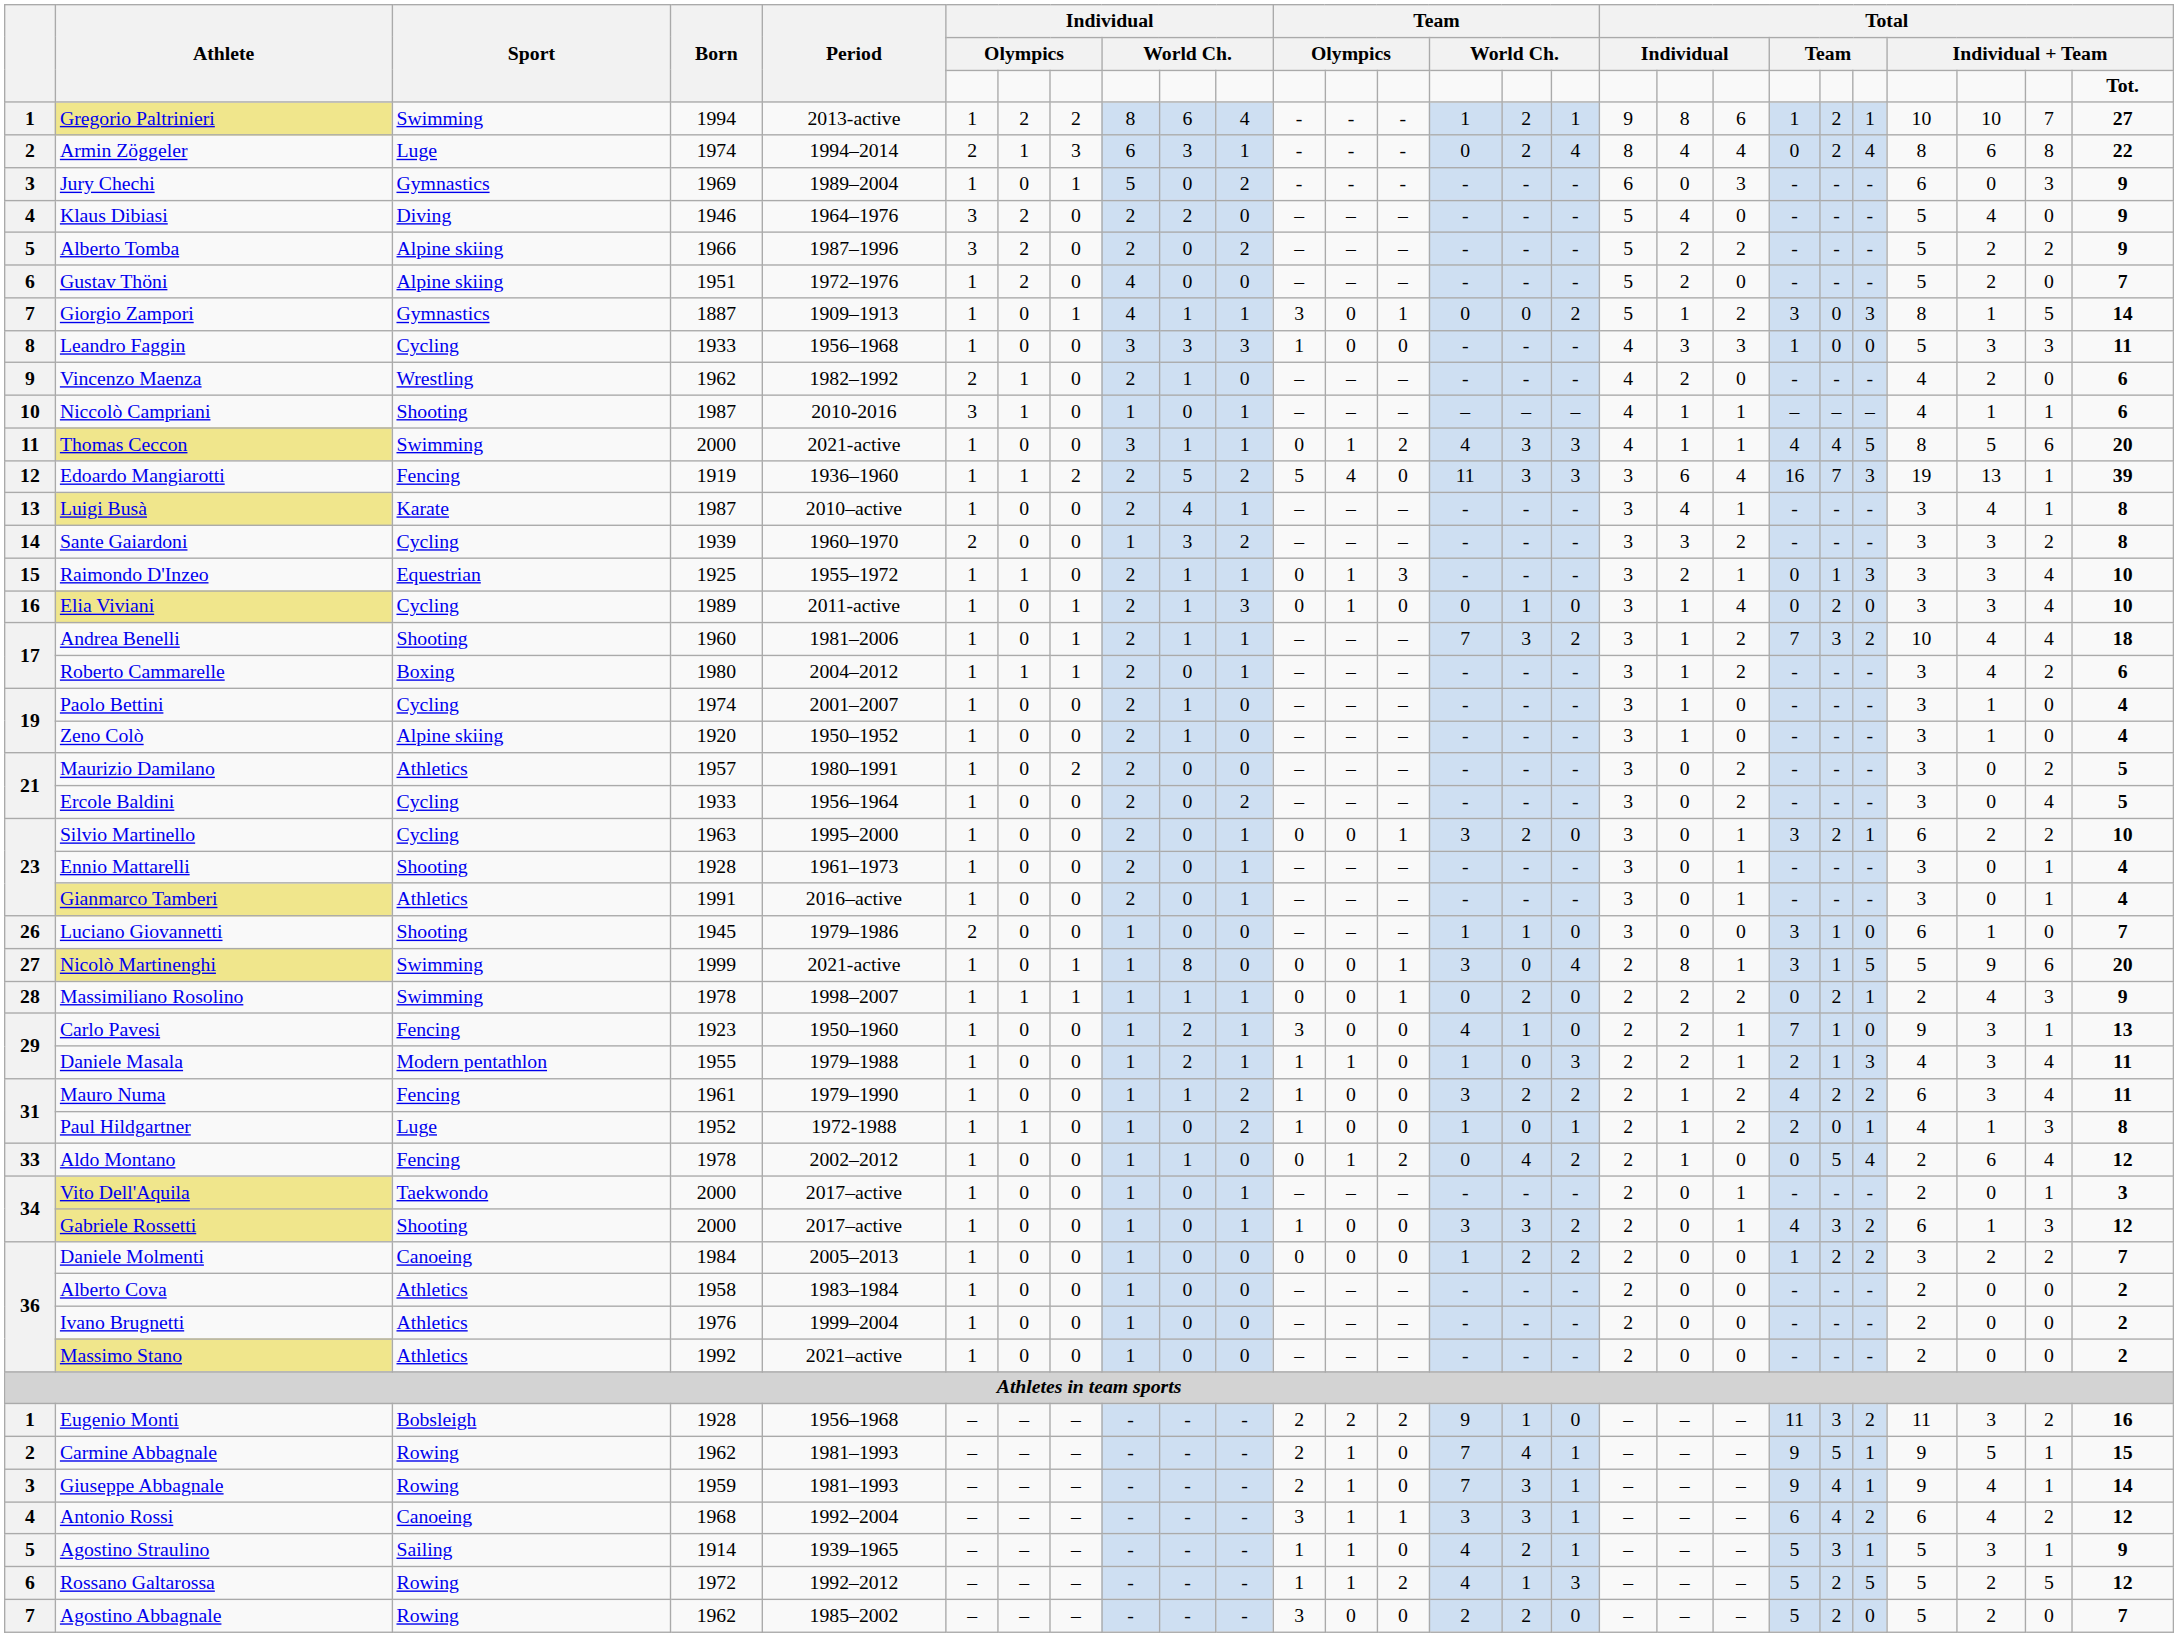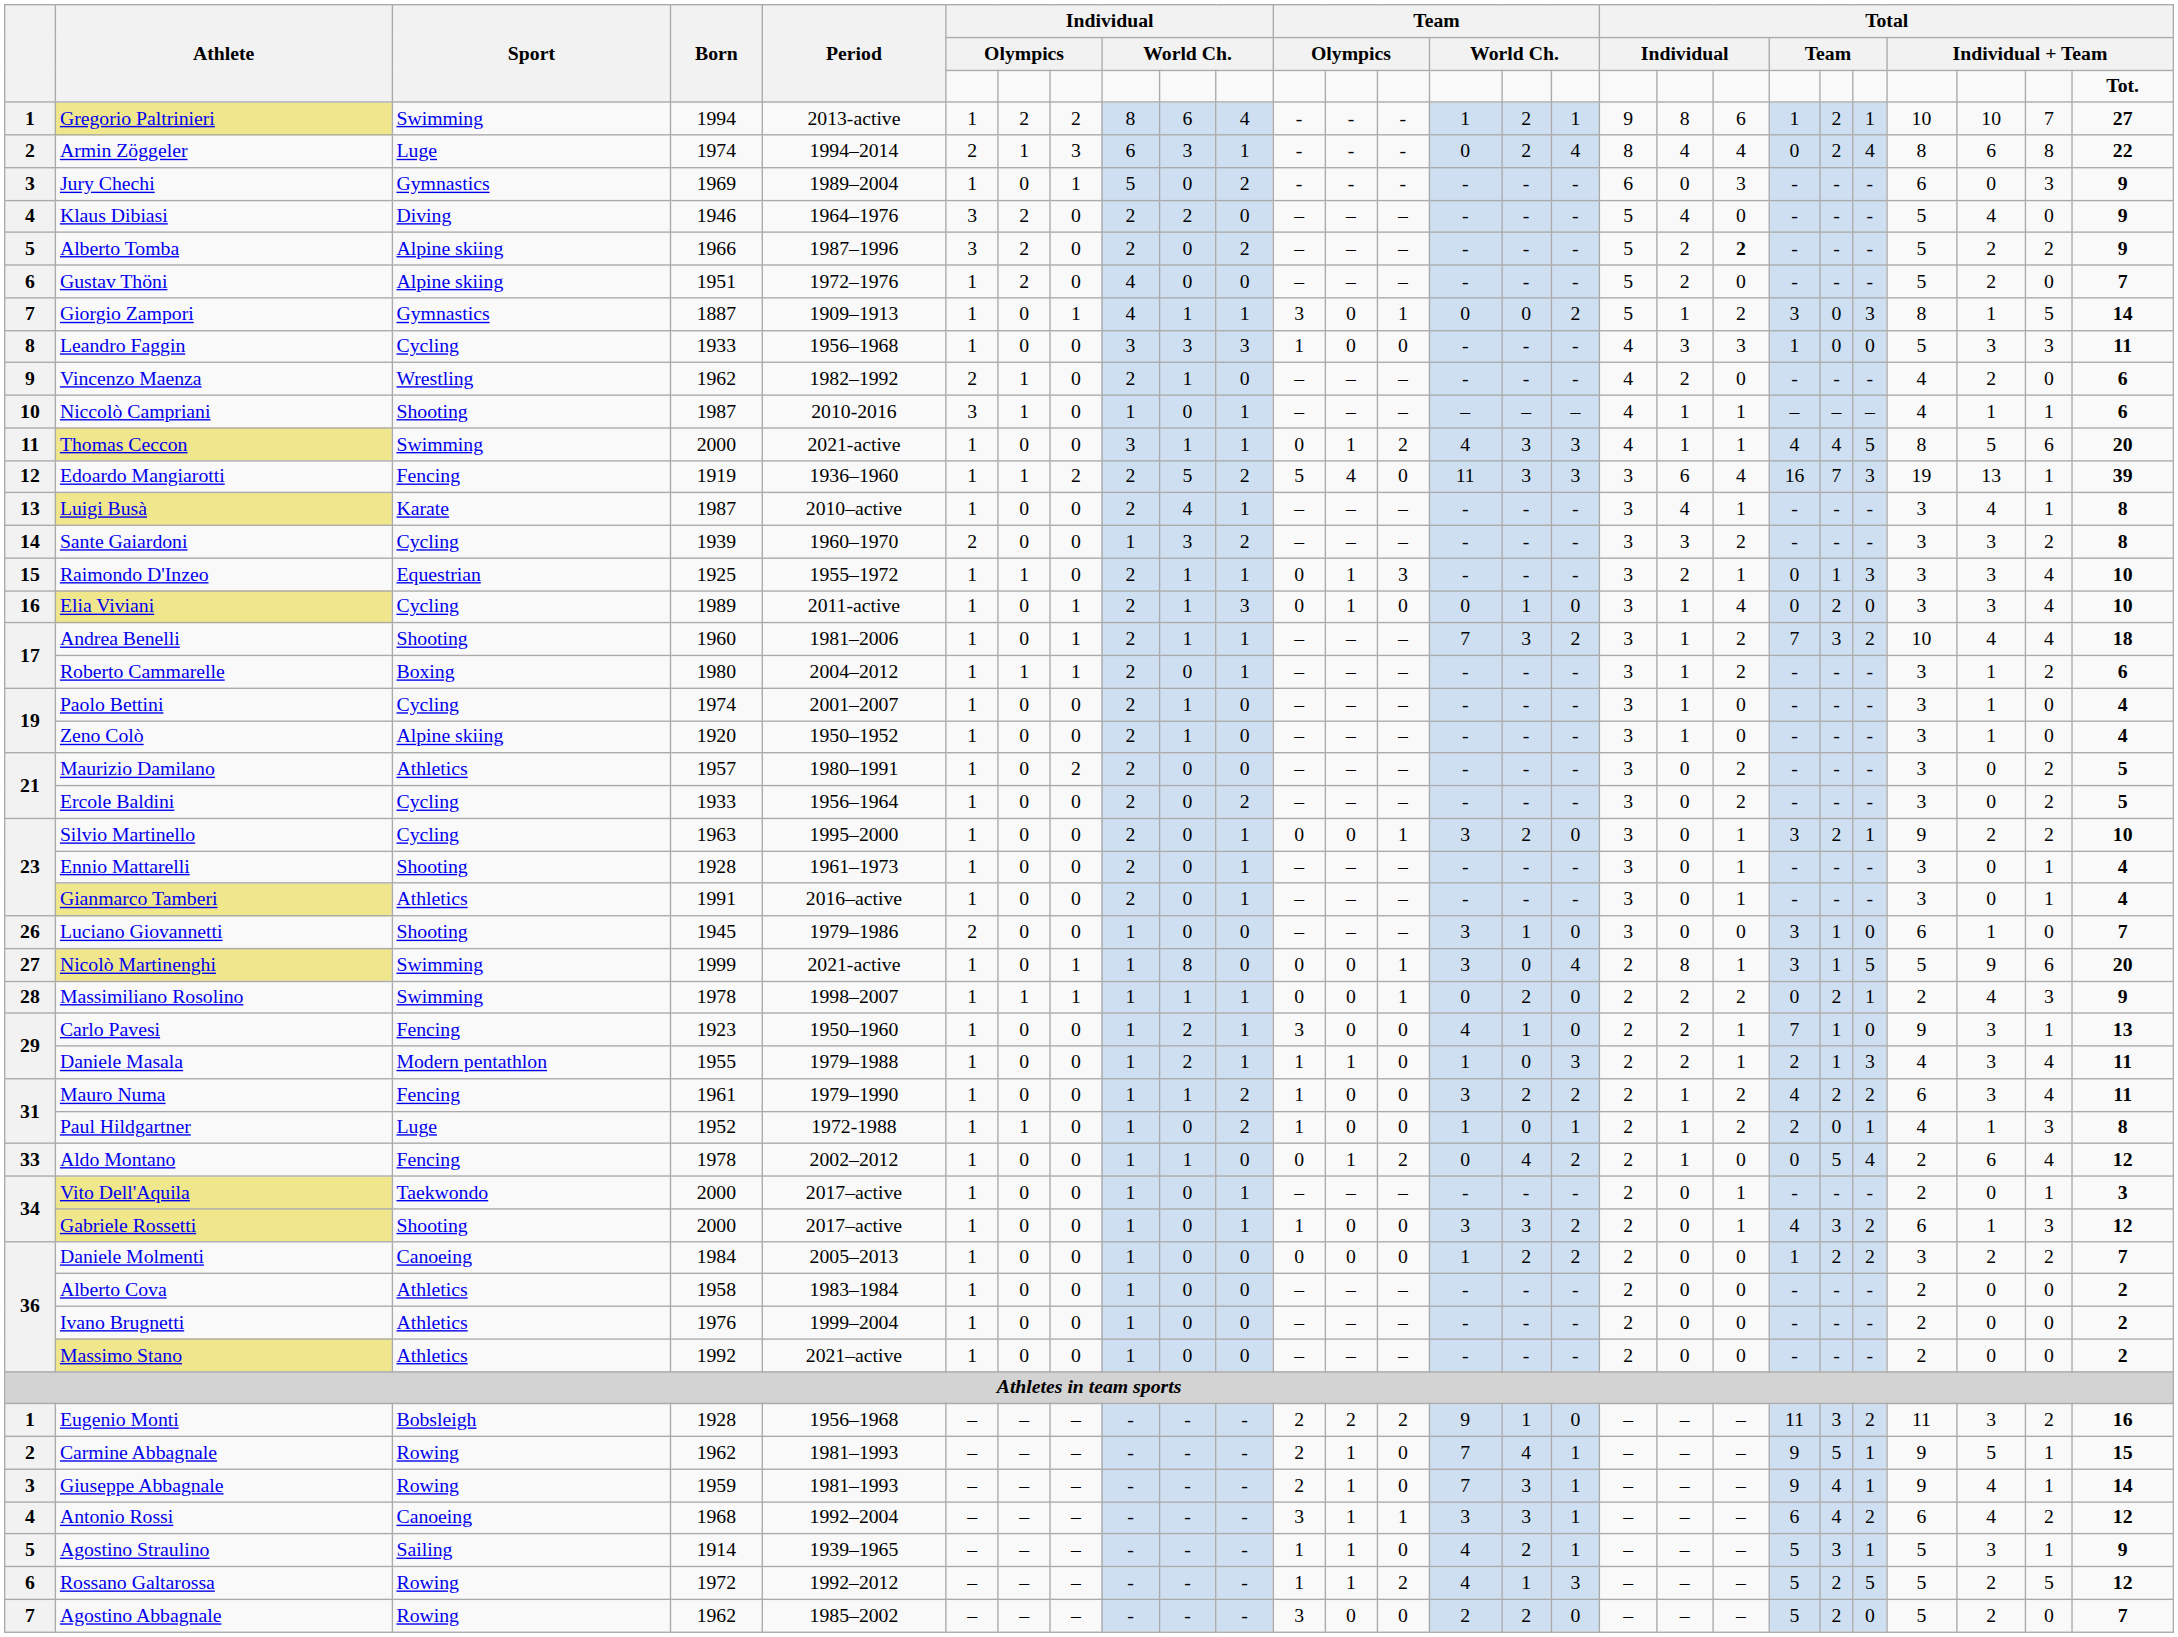(1741, 248) normal -> (1741, 248) bold
(1991, 671) 4 -> (1991, 671) 1
(2049, 802) 4 -> (2049, 802) 2
(1921, 834) 6 -> (1921, 834) 9
(1465, 932) 1 -> (1465, 932) 3
